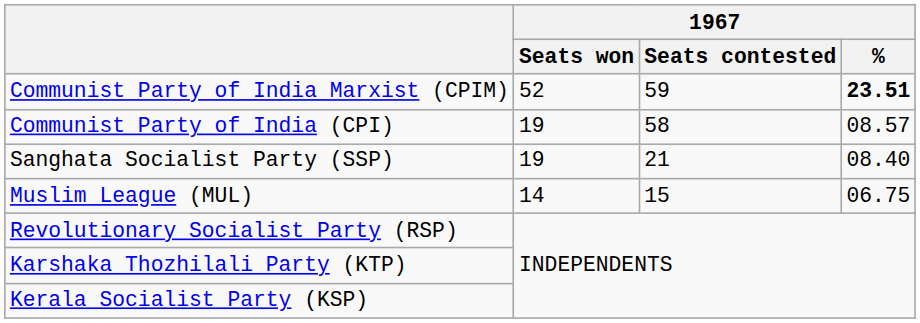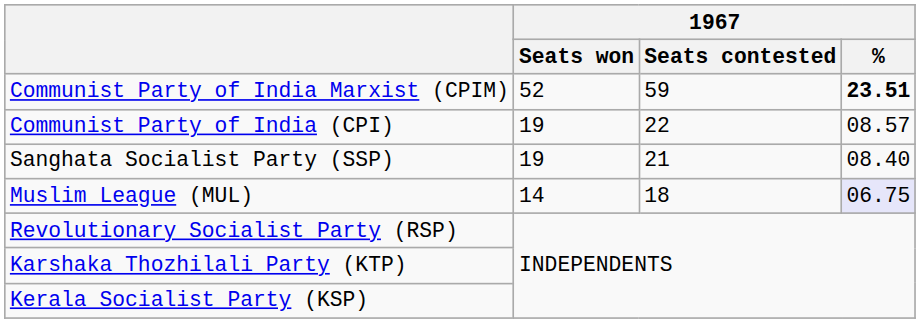(657, 126) 58 -> (657, 126) 22
(657, 196) 15 -> (657, 196) 18
(878, 196) no background -> (878, 196) lavender background
